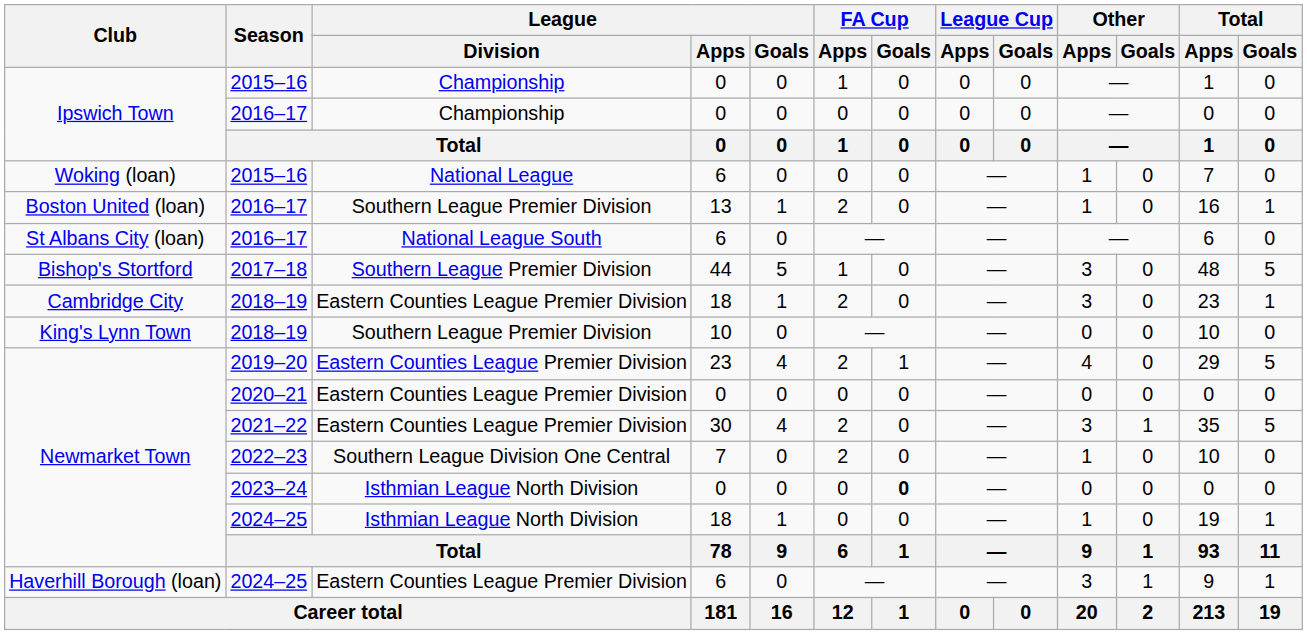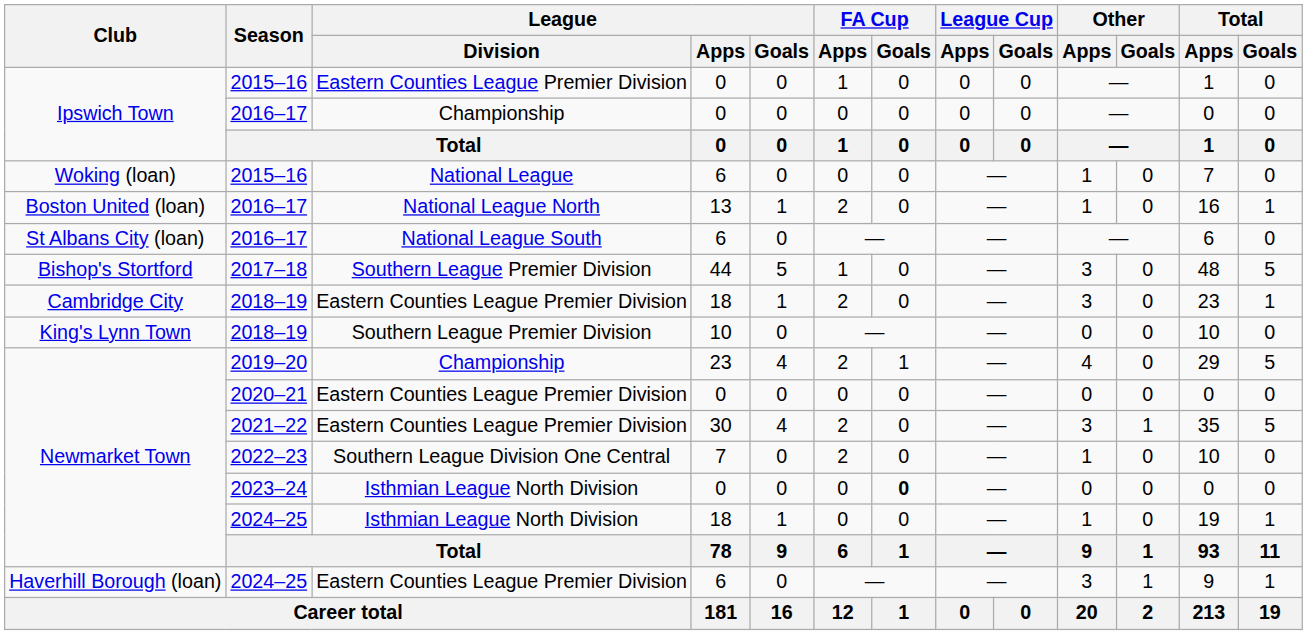(502, 82) Championship -> (502, 82) Eastern Counties League Premier Division
(502, 207) Southern League Premier Division -> (502, 207) National League North
(502, 363) Eastern Counties League Premier Division -> (502, 363) Championship
